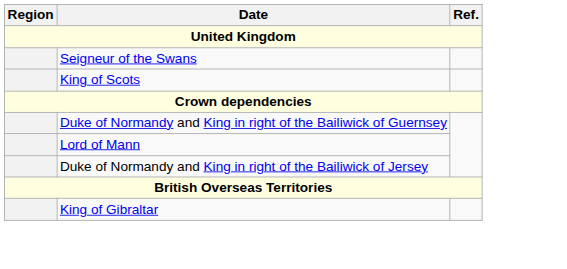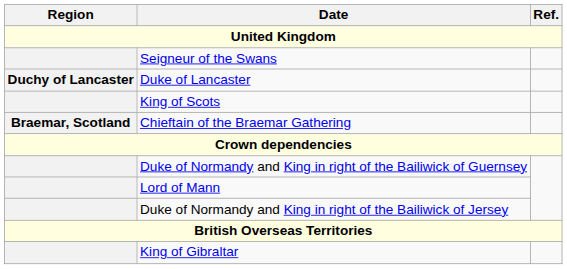+ row: (195, 79)
+ row: (245, 123)
